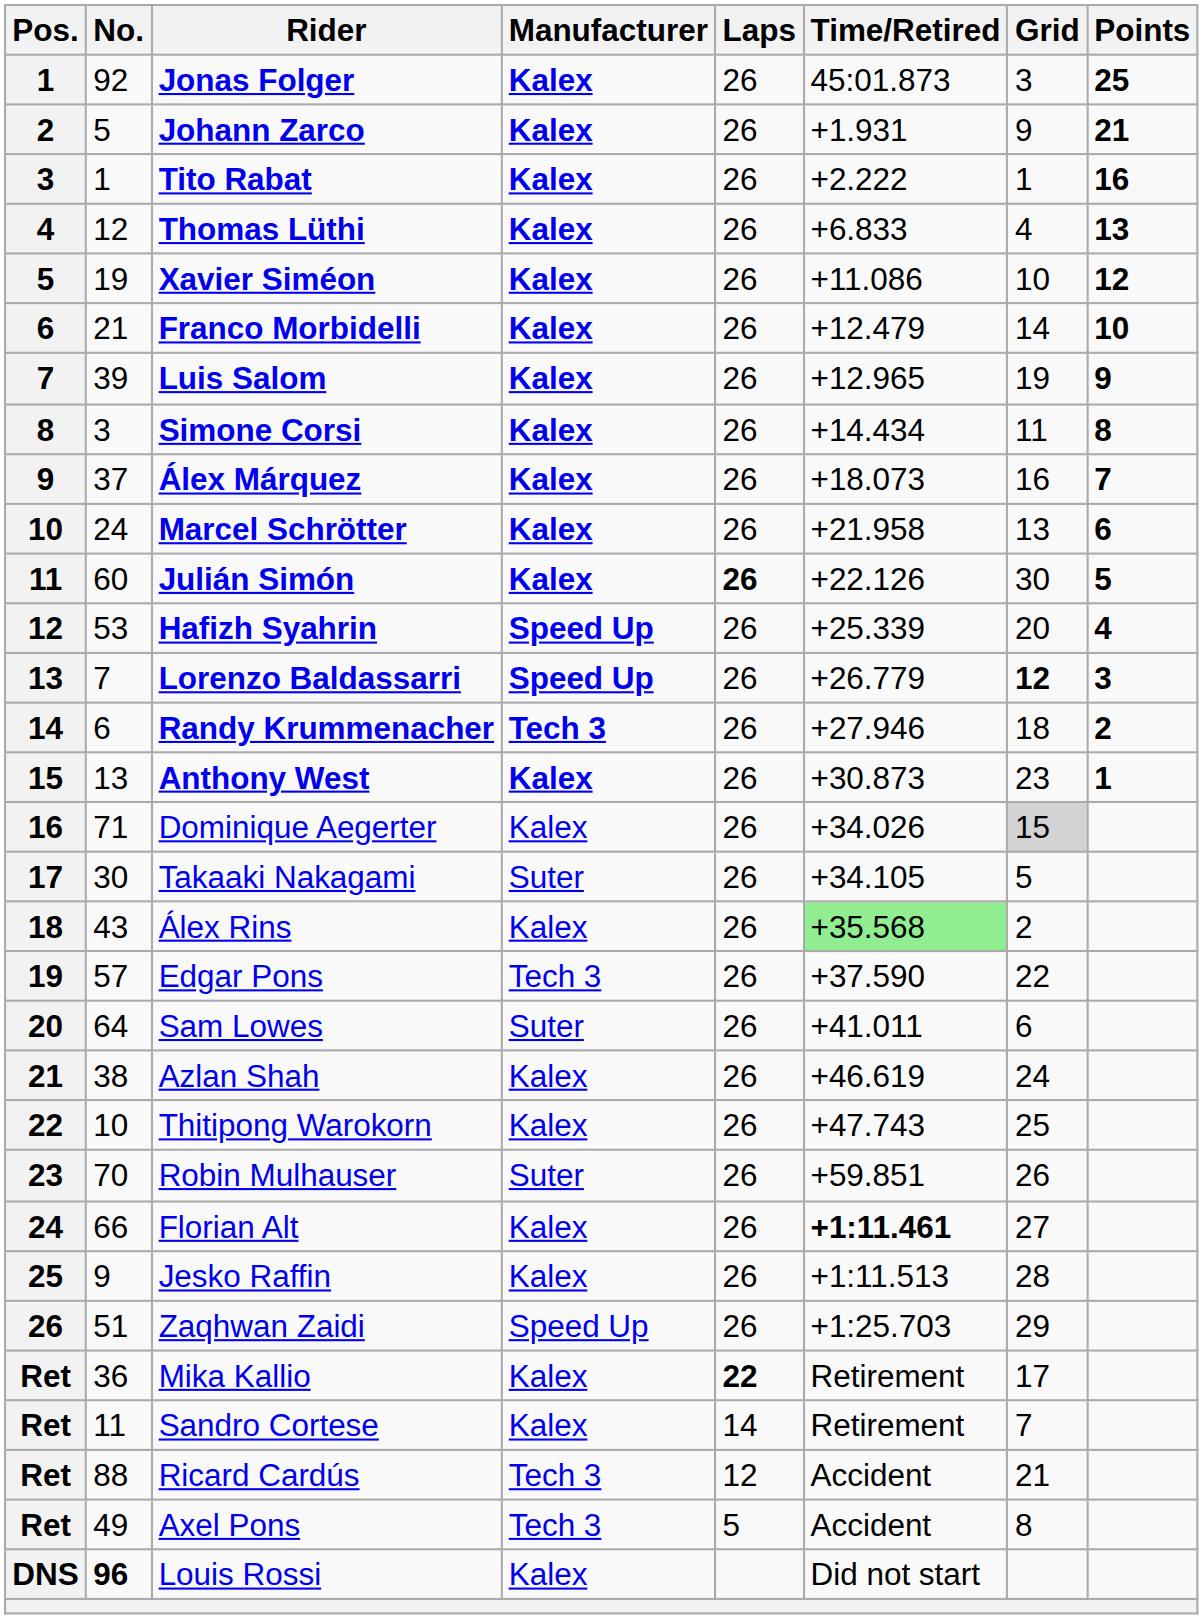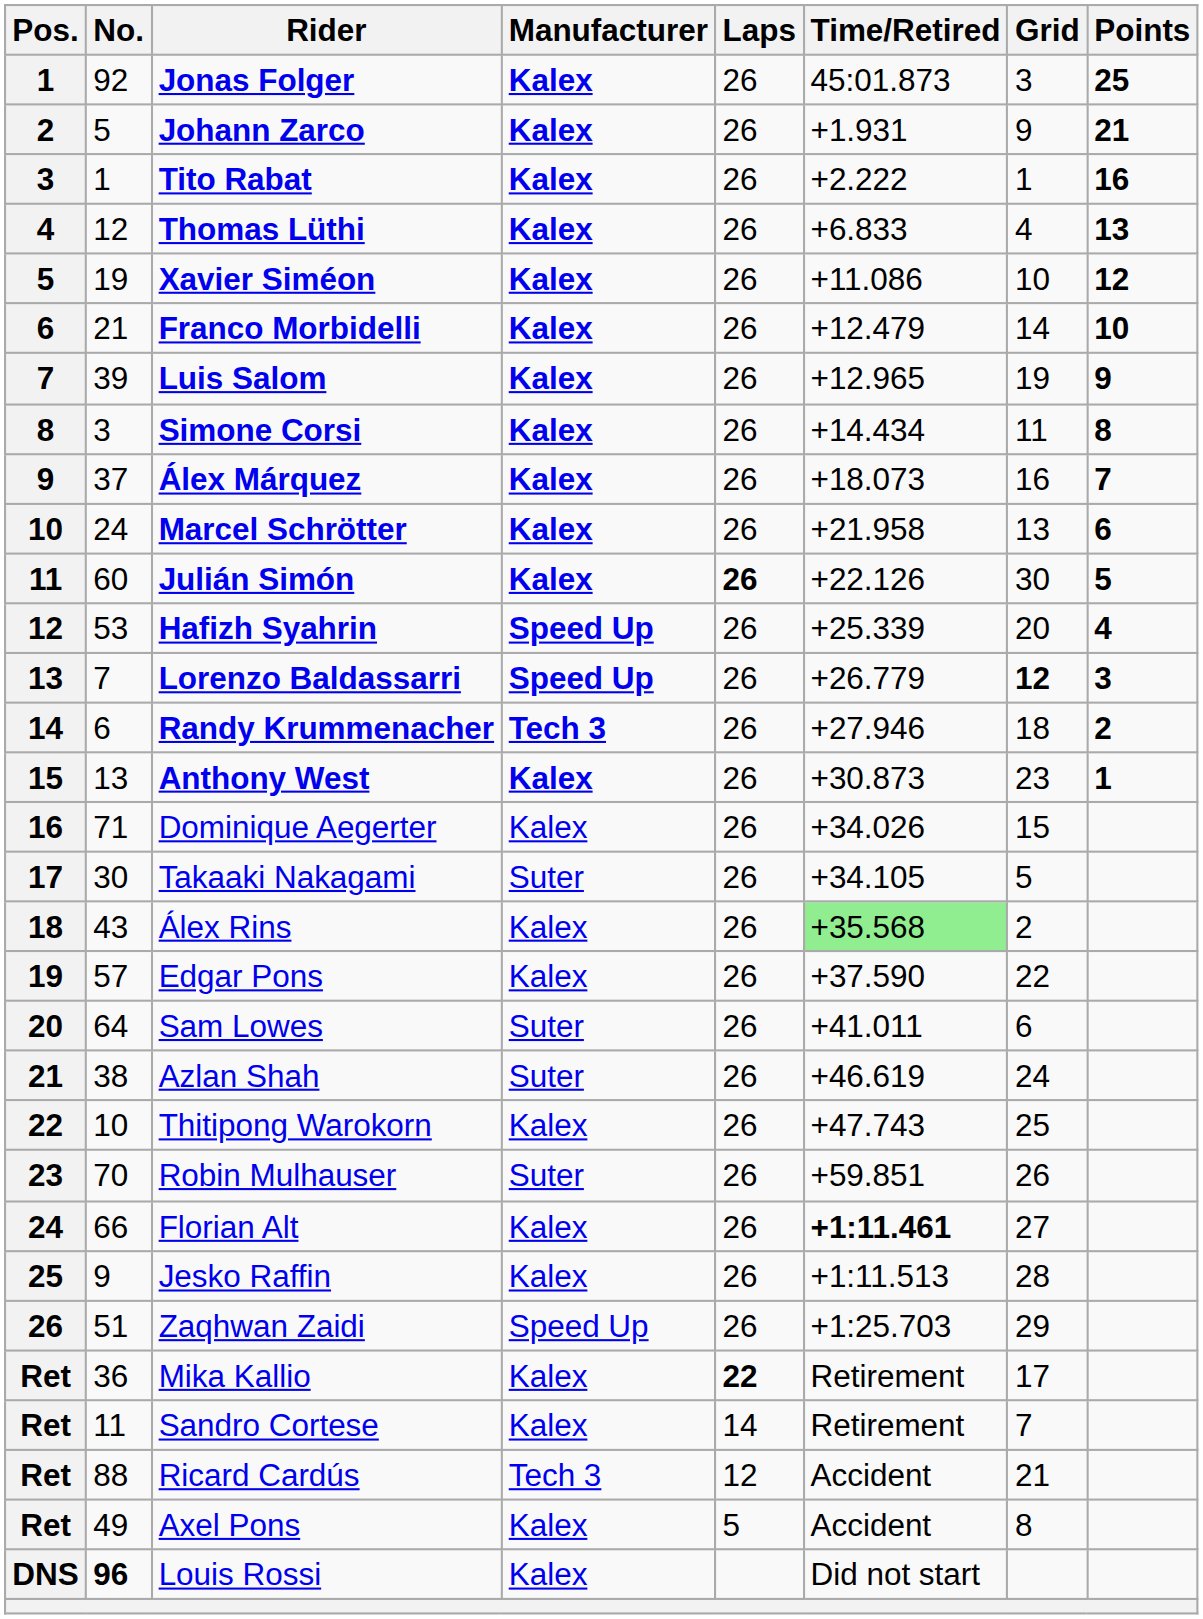(1032, 827) lightgrey background -> (1032, 827) no background
(555, 977) Tech 3 -> (548, 977) Kalex
(548, 1076) Kalex -> (546, 1076) Suter
(555, 1524) Tech 3 -> (548, 1524) Kalex
